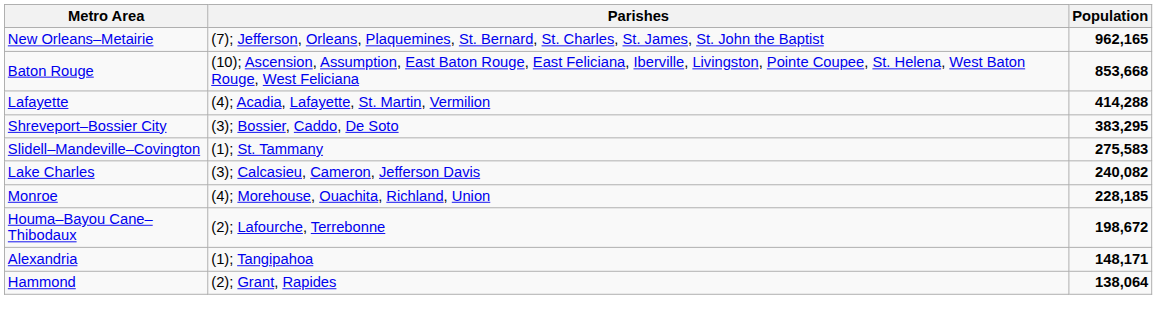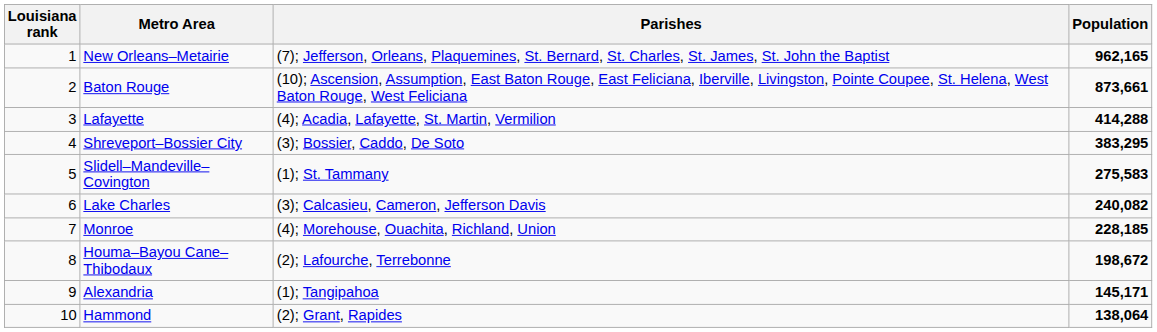+ column: (42, 24)
(1122, 71) 853,668 -> (1122, 87) 873,661
(1122, 259) 148,171 -> (1122, 292) 145,171
